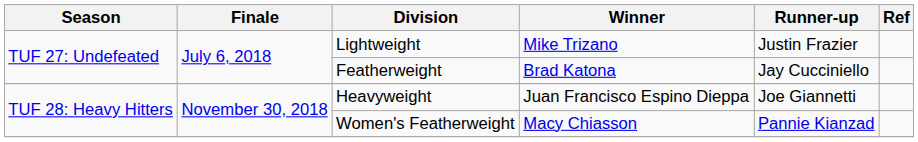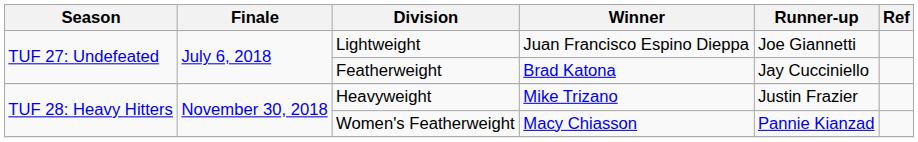(570, 44) Mike Trizano -> (636, 44) Juan Francisco Espino Dieppa
(808, 44) Justin Frazier -> (807, 44) Joe Giannetti
(636, 96) Juan Francisco Espino Dieppa -> (570, 96) Mike Trizano
(807, 96) Joe Giannetti -> (808, 96) Justin Frazier
